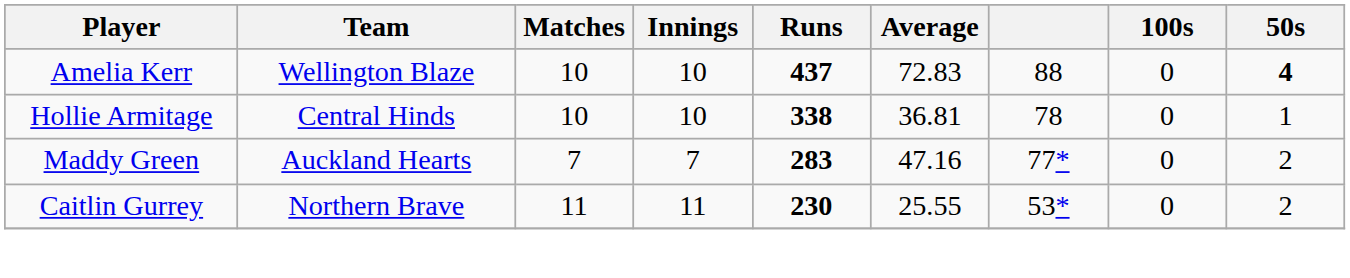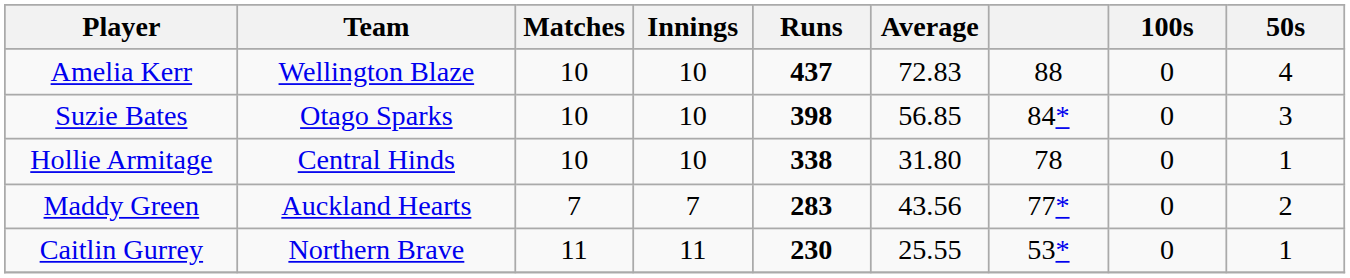(1286, 71) bold -> (1286, 71) normal
+ row: (121, 116)
(930, 116) 36.81 -> (930, 160) 31.80
(930, 160) 47.16 -> (930, 205) 43.56
(1286, 205) 2 -> (1286, 250) 1
